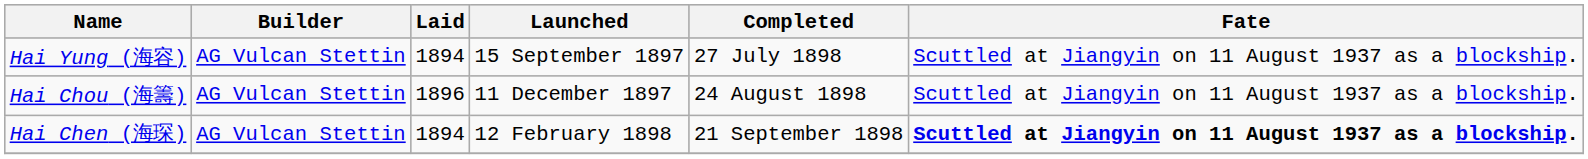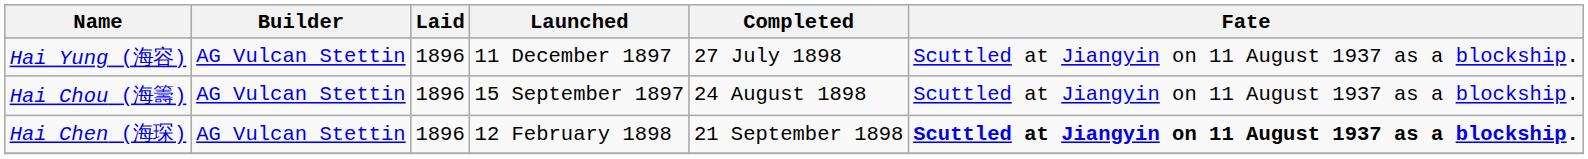(440, 57) 1894 -> (440, 57) 1896
(579, 57) 15 September 1897 -> (573, 57) 11 December 1897
(573, 96) 11 December 1897 -> (579, 96) 15 September 1897
(440, 134) 1894 -> (440, 134) 1896
